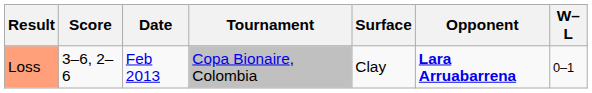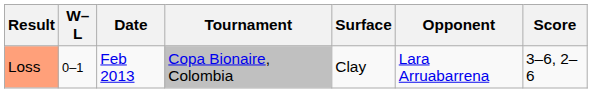columns swapped: (568, 25) <-> (90, 25)
(467, 66) bold -> (444, 66) normal
